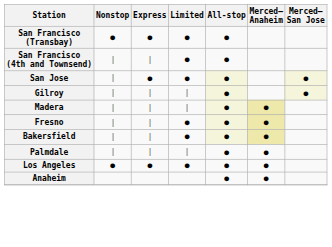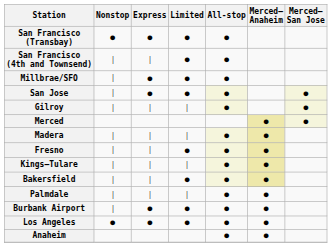+ row: (49, 78)
+ row: (49, 121)
+ row: (49, 165)
+ row: (49, 209)
